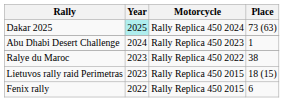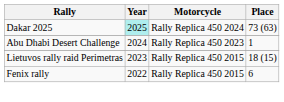- row: (38, 58)
